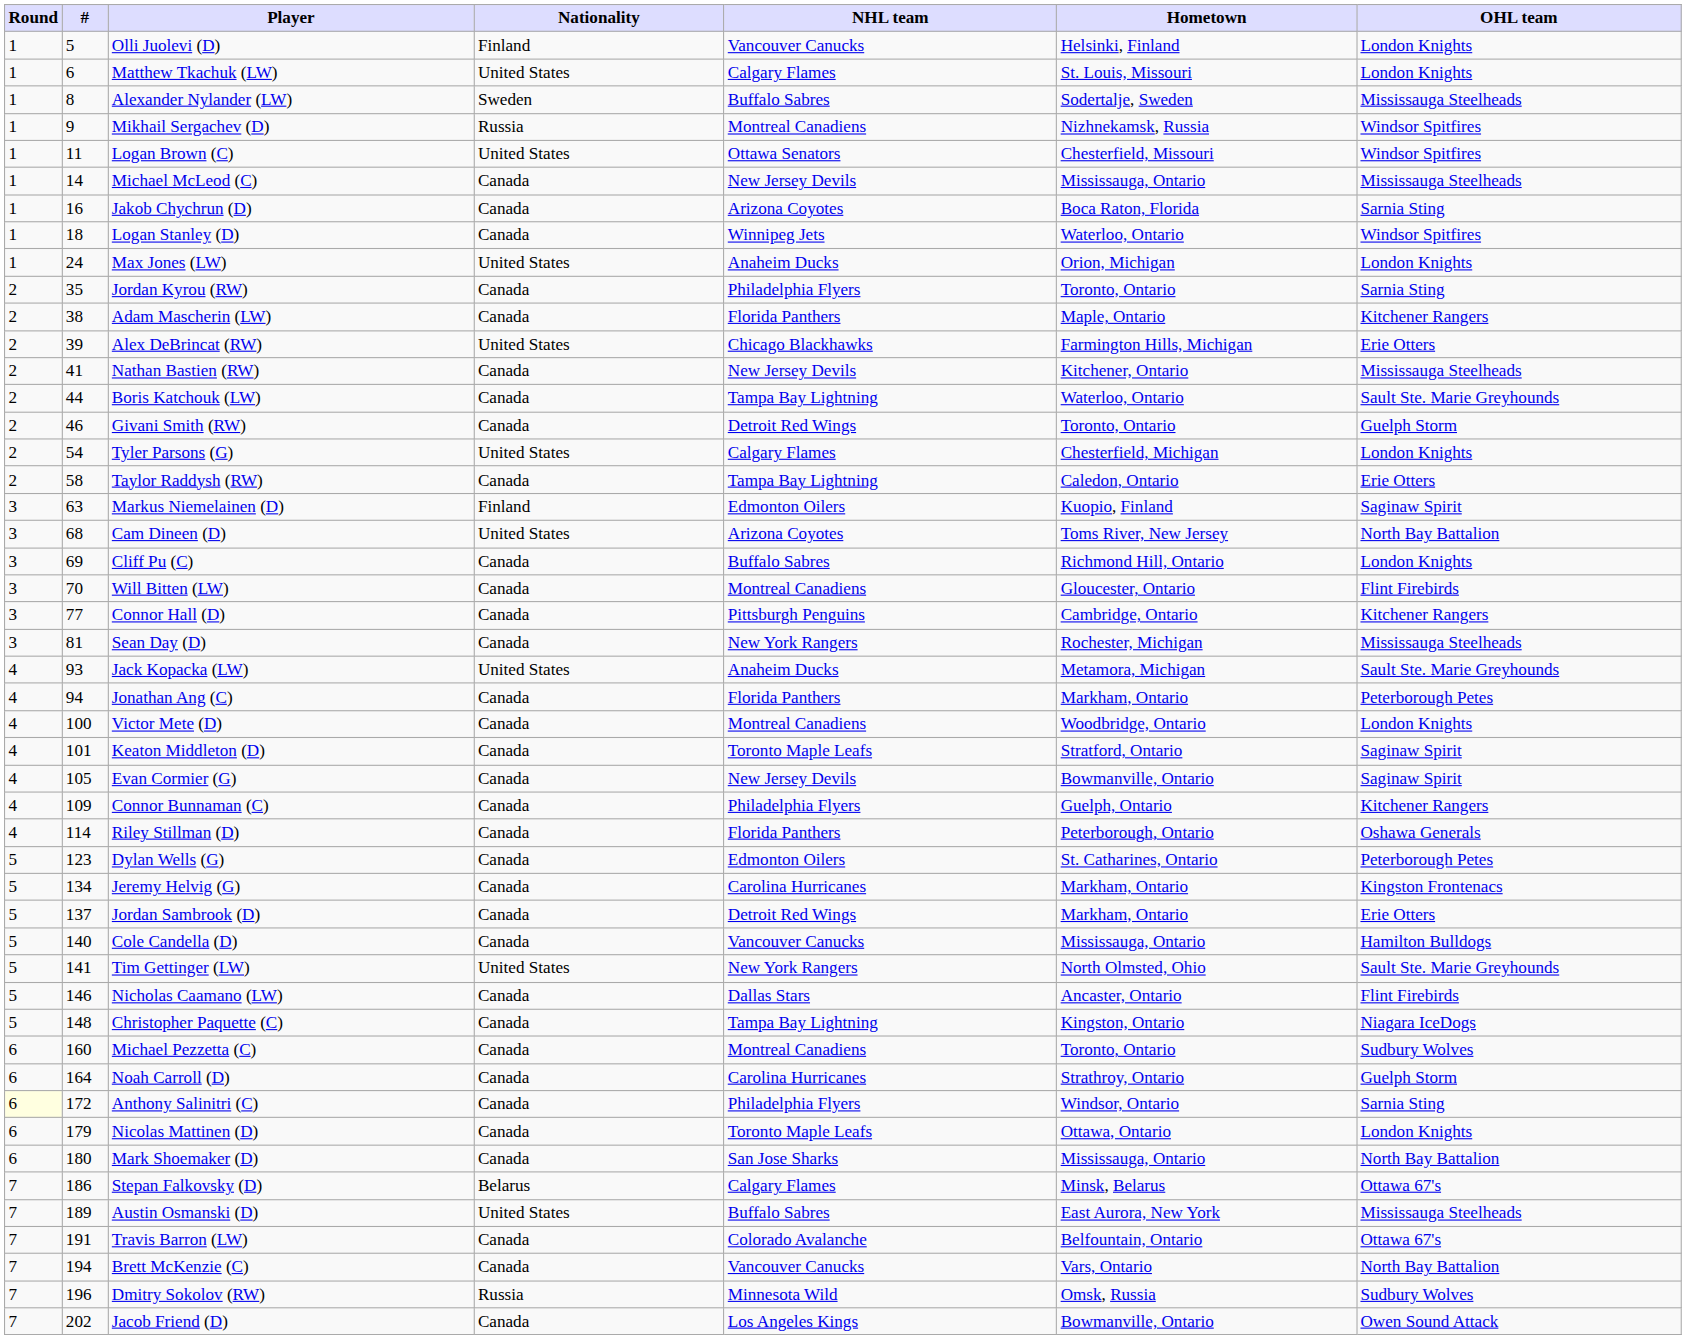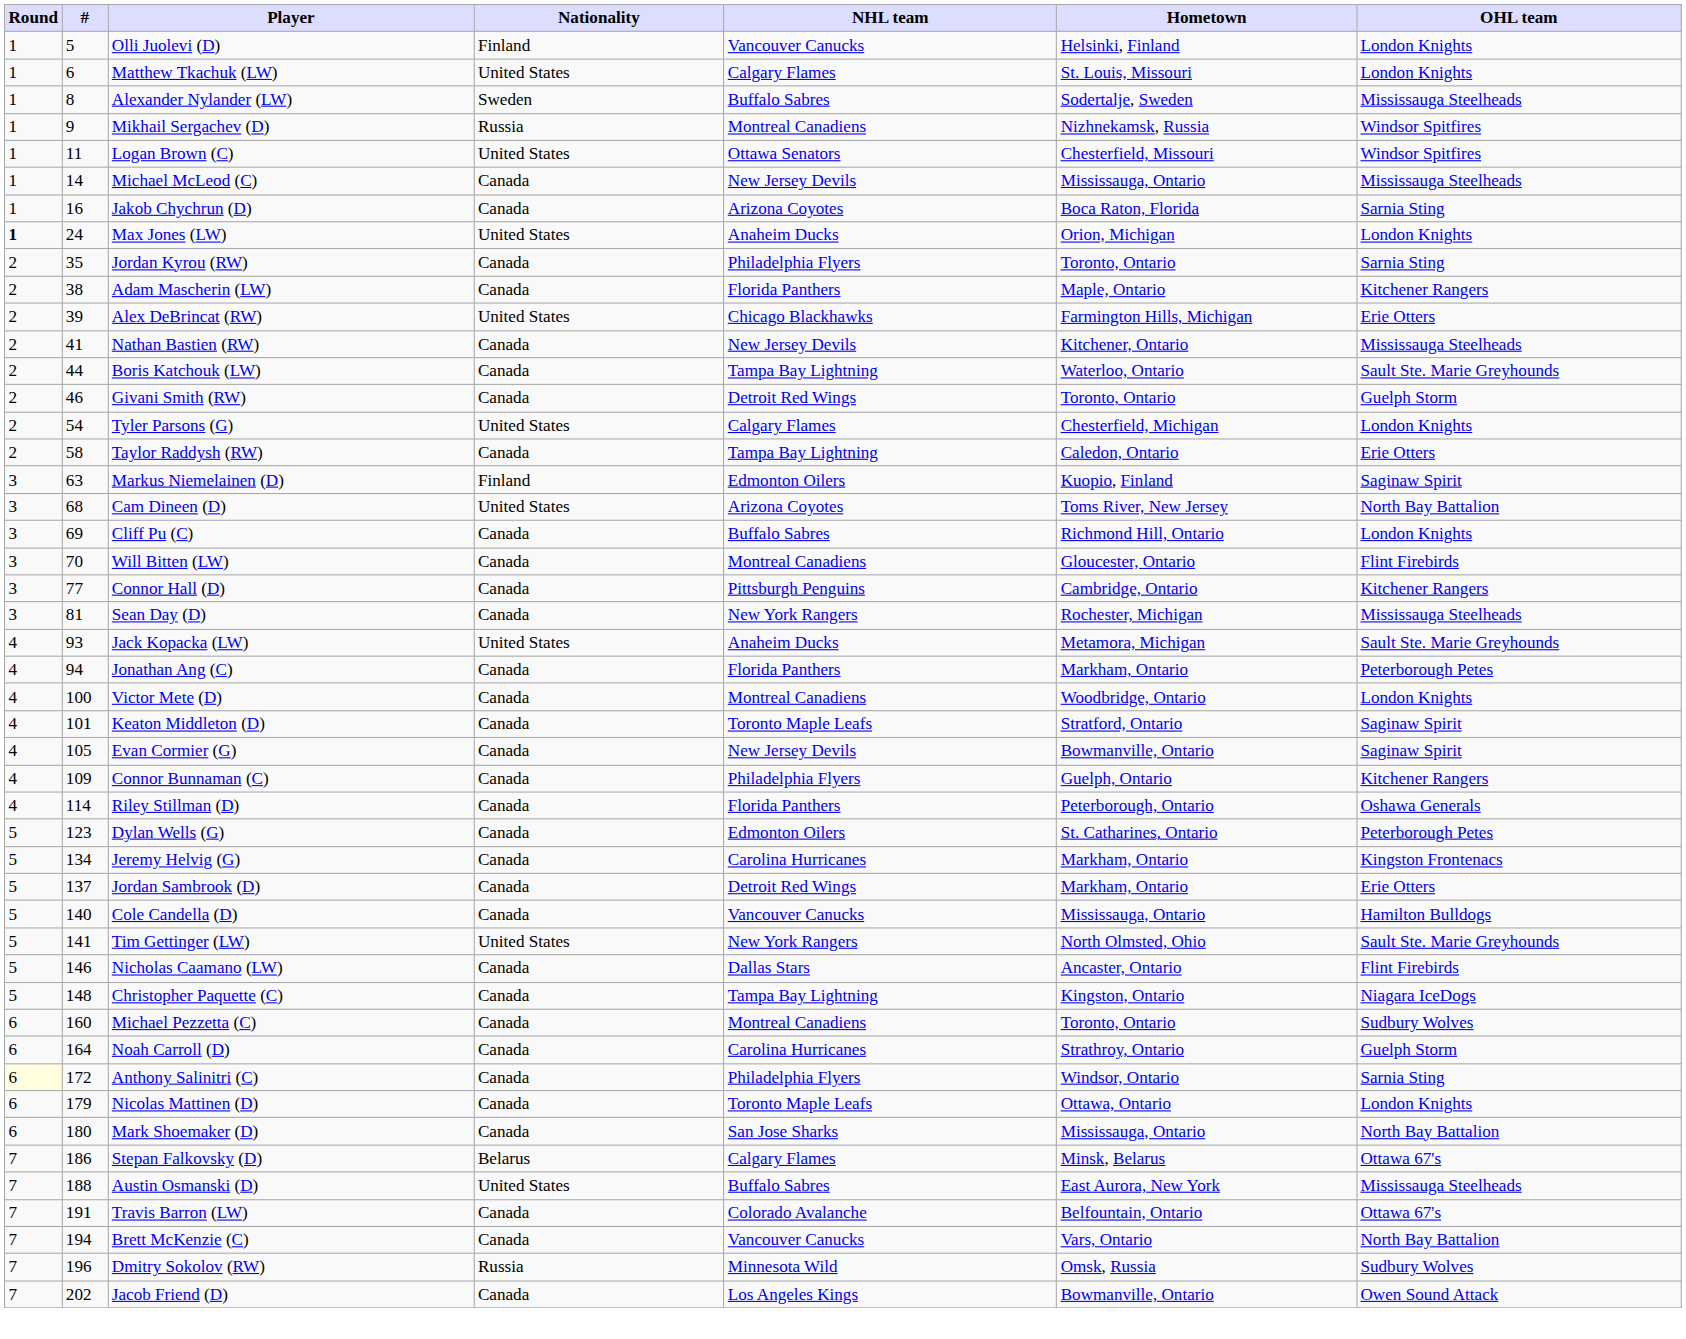- row: (176, 235)
(13, 262) normal -> (13, 235) bold
(79, 1212) 189 -> (79, 1185) 188
